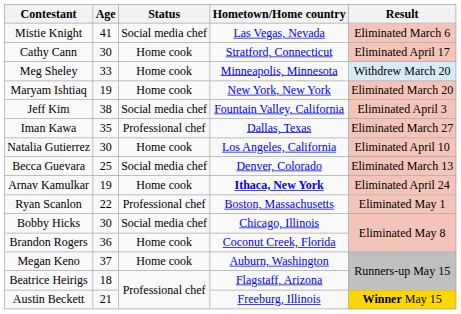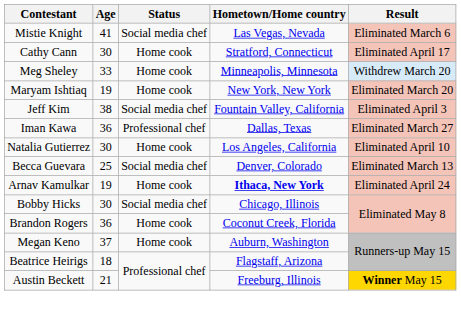(106, 128) 35 -> (106, 128) 36
- row: (49, 204)
